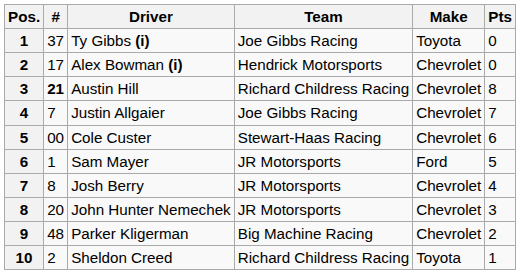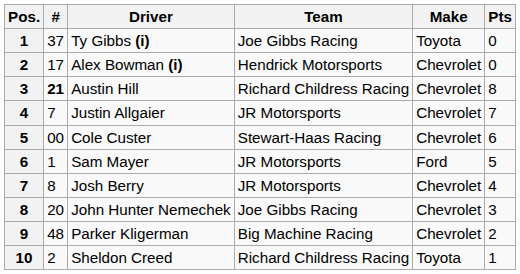(298, 113) Joe Gibbs Racing -> (289, 113) JR Motorsports
(289, 209) JR Motorsports -> (298, 209) Joe Gibbs Racing
